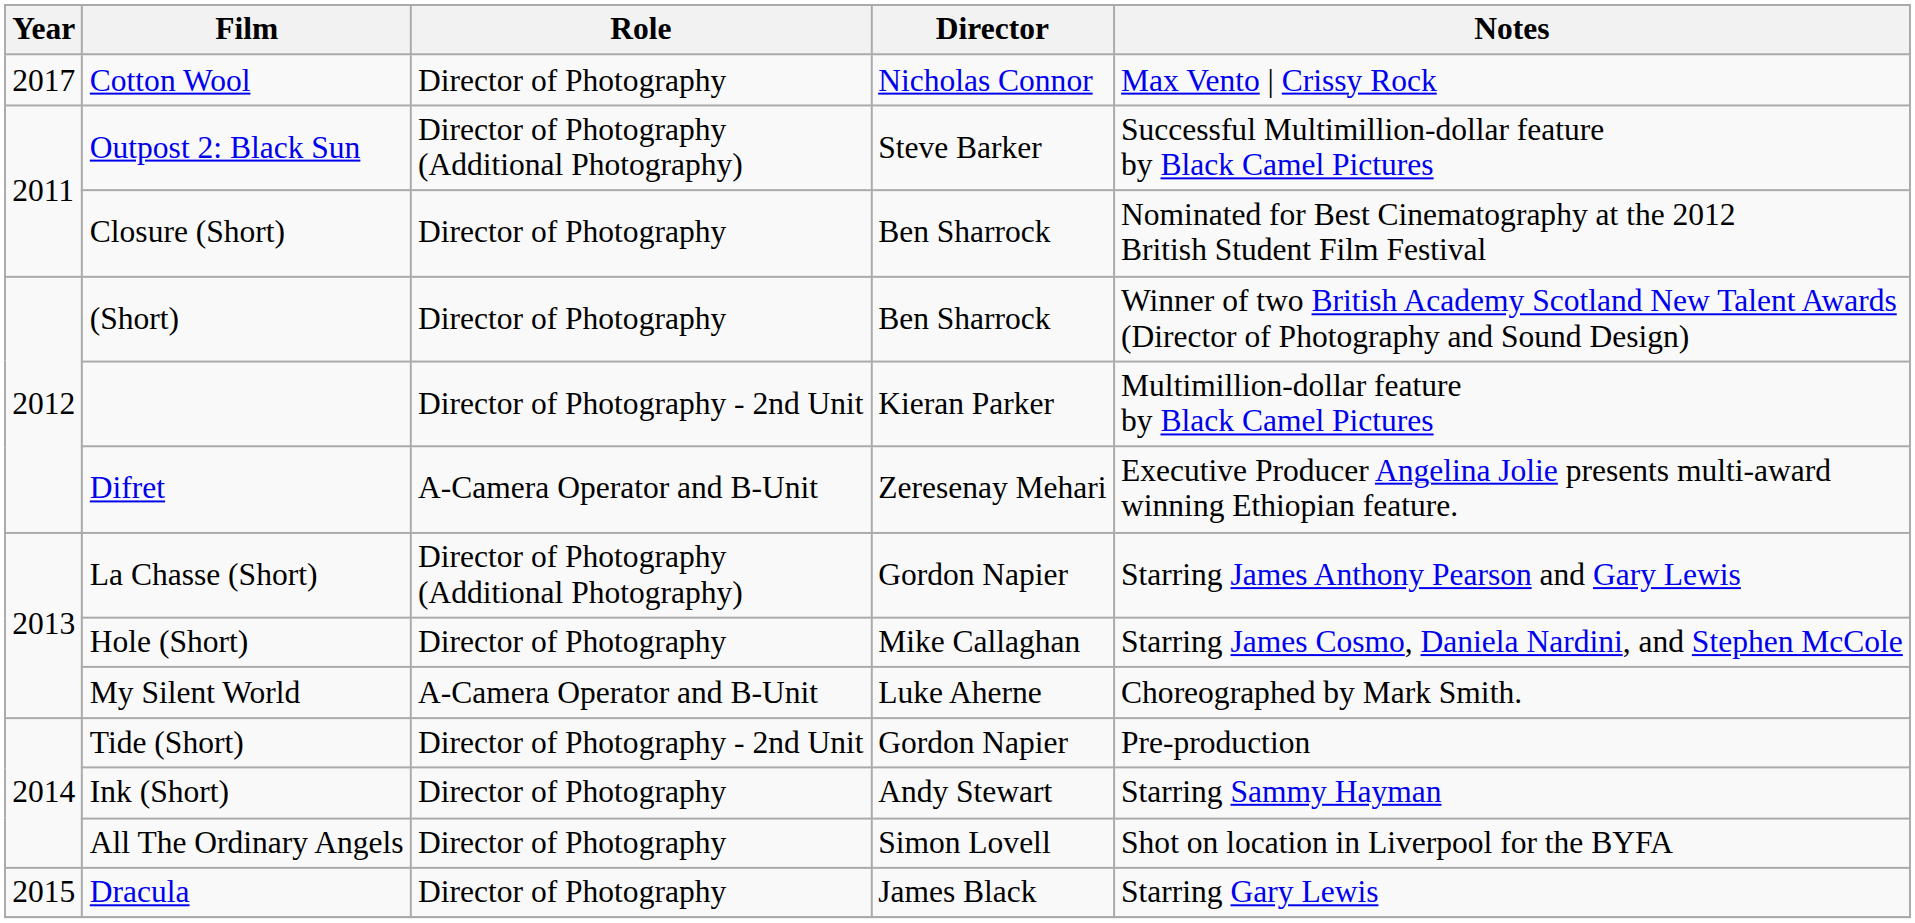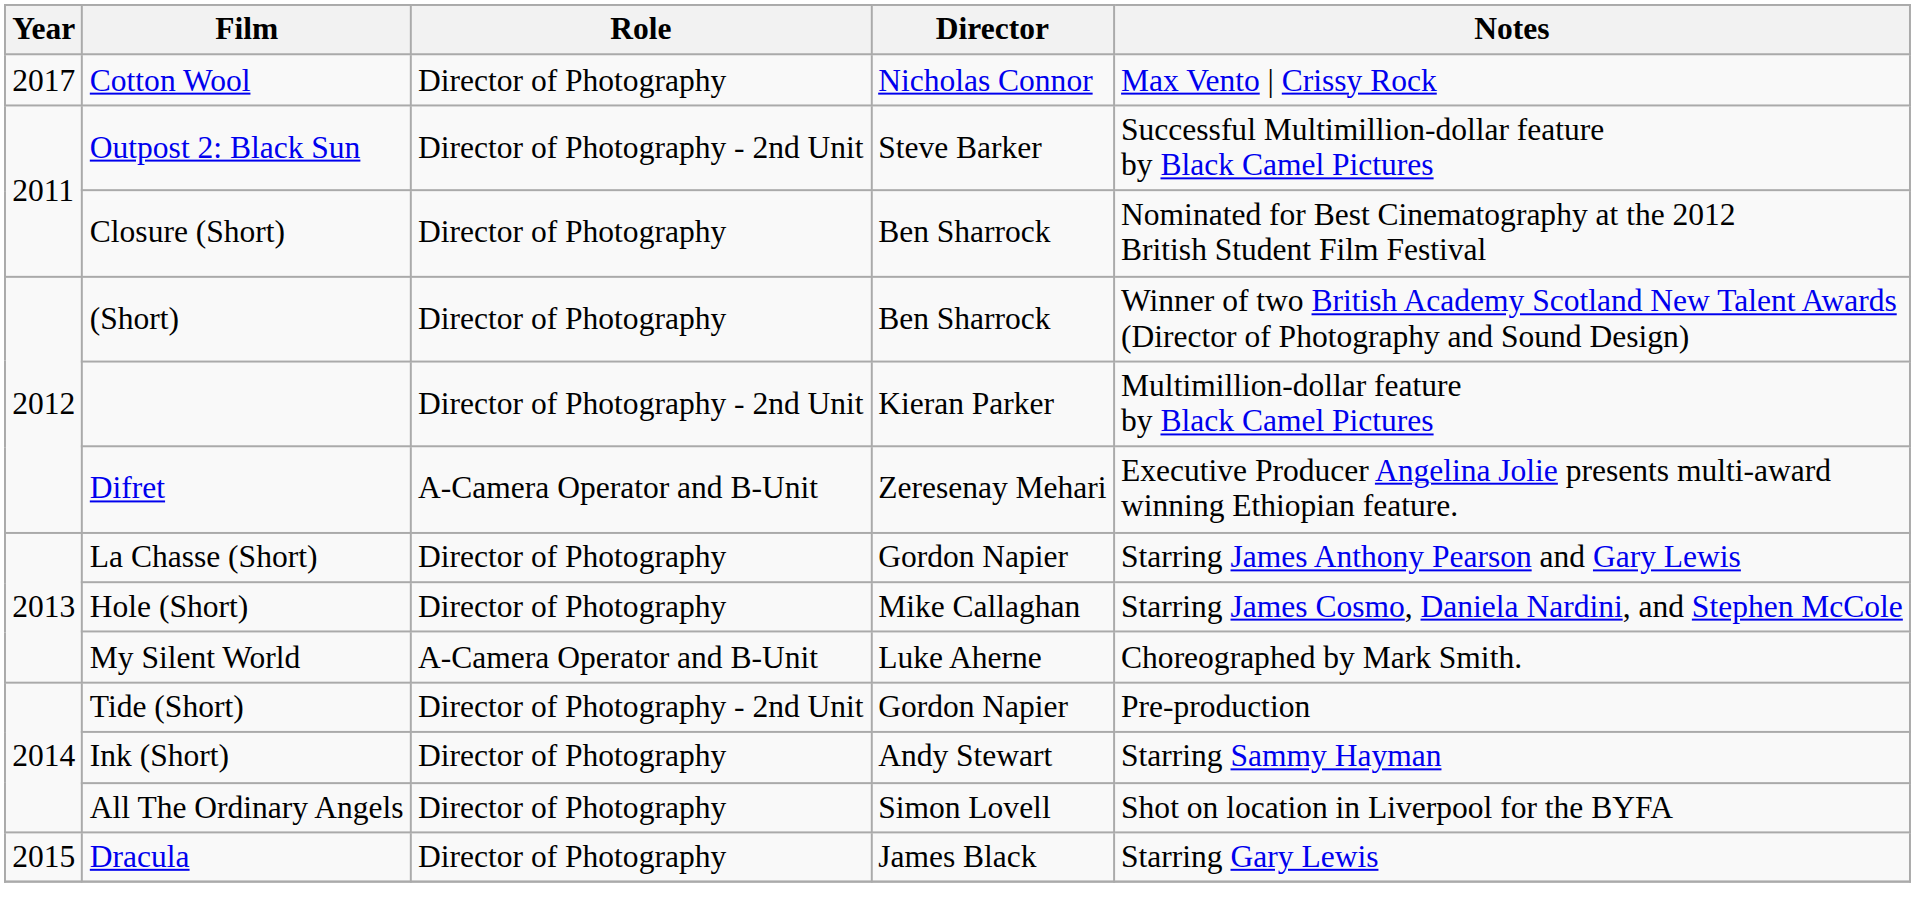(580, 147) Director of Photography (Additional Photography) -> (641, 147) Director of Photography - 2nd Unit
(580, 574) Director of Photography (Additional Photography) -> (572, 556) Director of Photography
